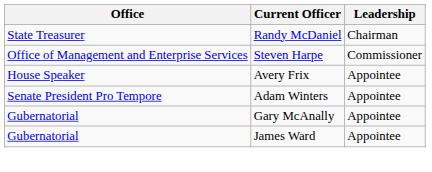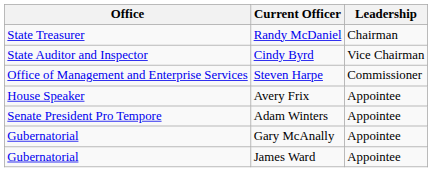+ row: (284, 55)
